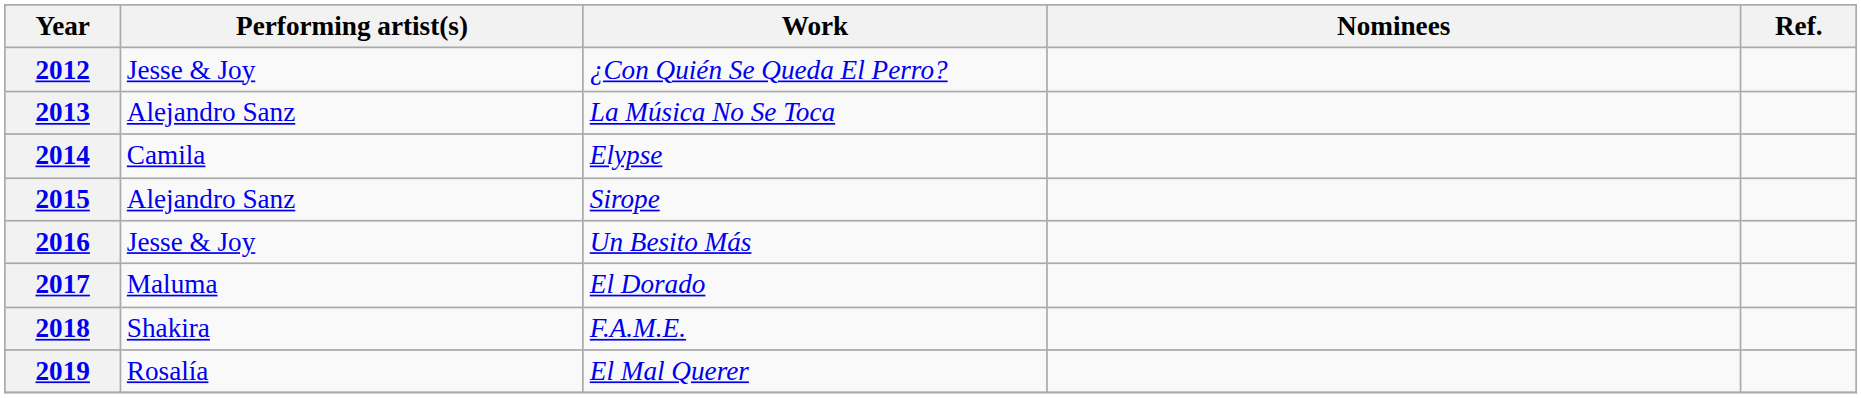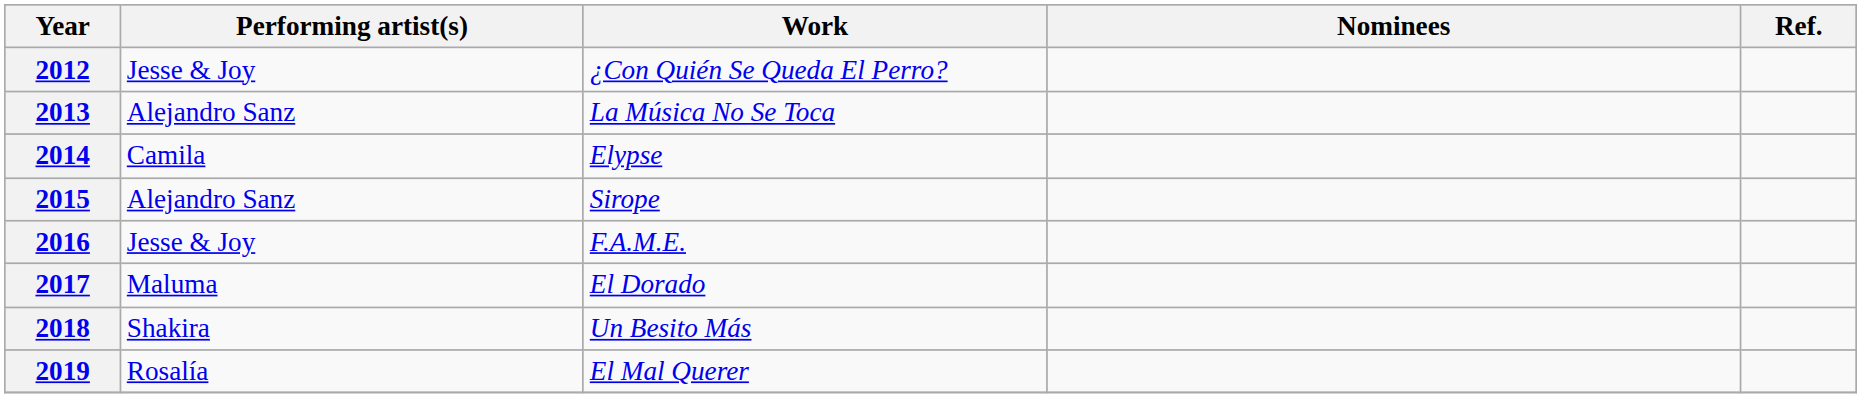(671, 241) Un Besito Más -> (638, 241) F.A.M.E.
(638, 328) F.A.M.E. -> (671, 328) Un Besito Más
